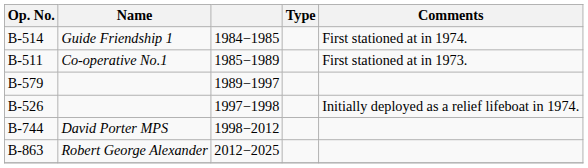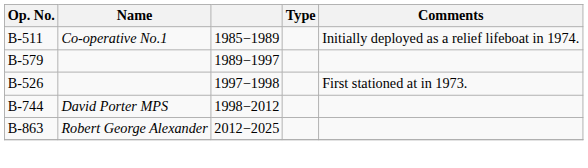- row: (26, 38)
(395, 60) First stationed at in 1973. -> (451, 38) Initially deployed as a relief lifeboat in 1974.
(451, 106) Initially deployed as a relief lifeboat in 1974. -> (395, 83) First stationed at in 1973.
